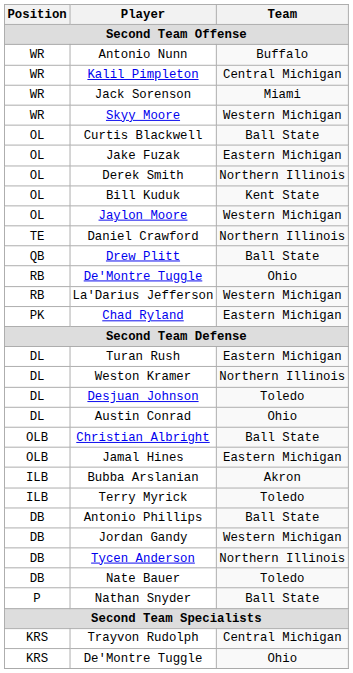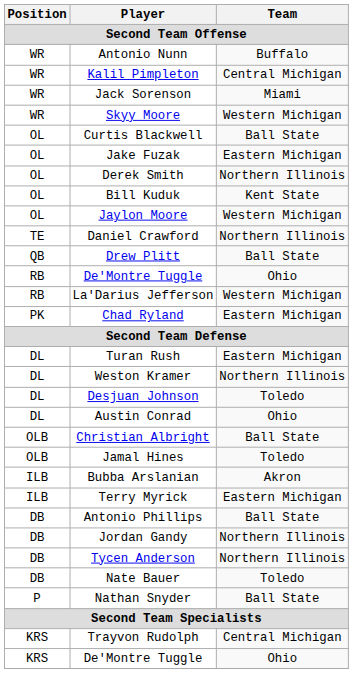(282, 457) Eastern Michigan -> (282, 457) Toledo
(282, 498) Toledo -> (282, 498) Eastern Michigan
(282, 538) Western Michigan -> (282, 538) Northern Illinois
